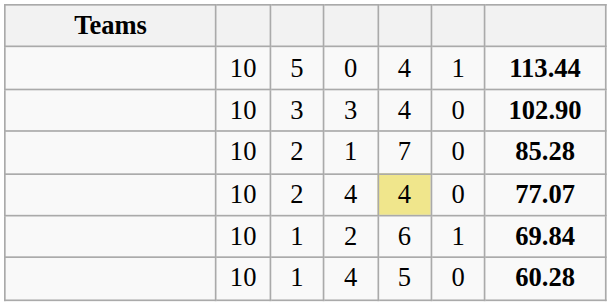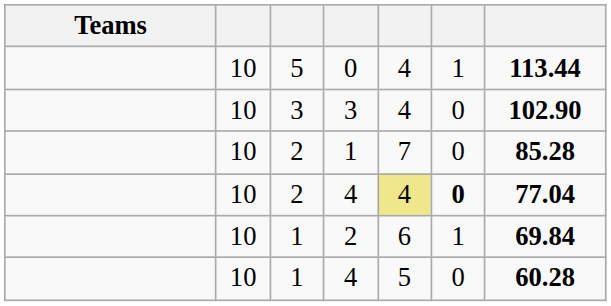(458, 194) normal -> (458, 194) bold
(545, 194) 77.07 -> (545, 194) 77.04
